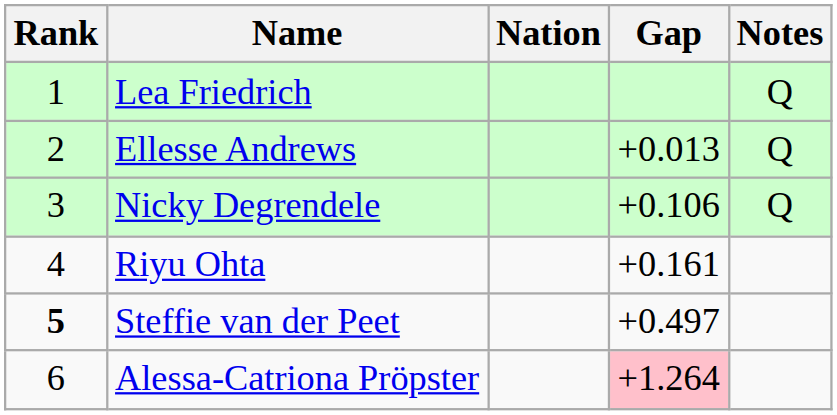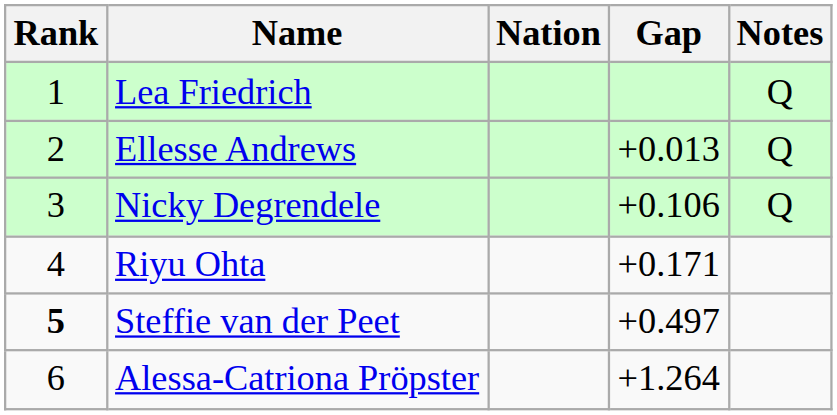(669, 263) +0.161 -> (669, 263) +0.171
(669, 378) pink background -> (669, 378) no background
